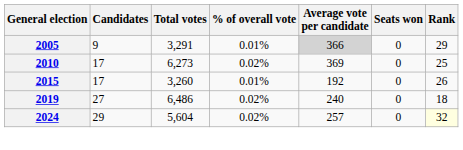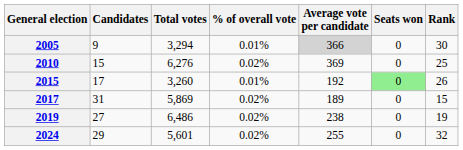(180, 44) 3,291 -> (180, 44) 3,294
(442, 44) 29 -> (442, 44) 30
(98, 63) 17 -> (98, 63) 15
(180, 63) 6,273 -> (180, 63) 6,276
(399, 81) no background -> (399, 81) lightgreen background
+ row: (47, 99)
(335, 99) 240 -> (335, 117) 238
(442, 99) 18 -> (442, 117) 19
(180, 117) 5,604 -> (180, 136) 5,601
(335, 117) 257 -> (335, 136) 255
(442, 117) lightyellow background -> (442, 136) no background
